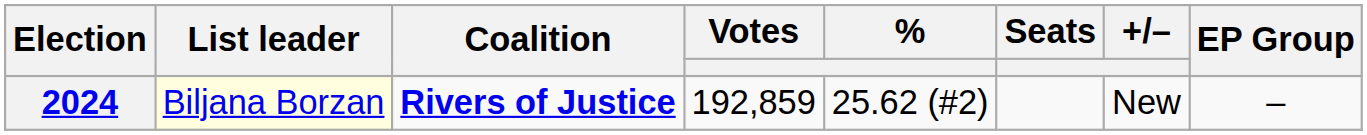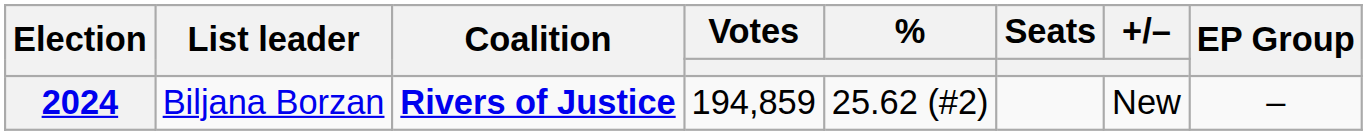(274, 102) lightyellow background -> (274, 102) no background
(754, 102) 192,859 -> (754, 102) 194,859
